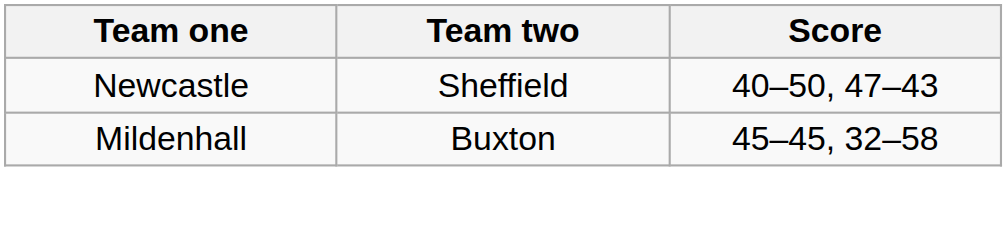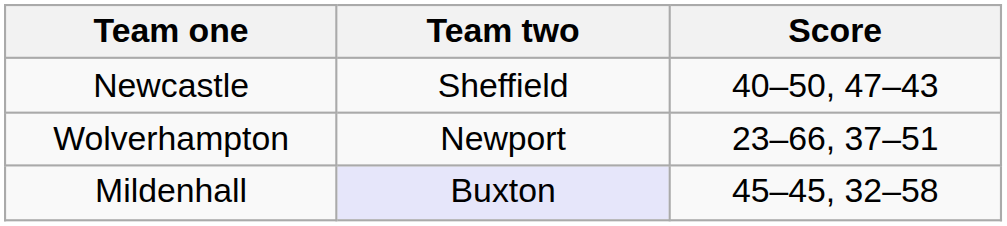+ row: (171, 138)
(503, 138) no background -> (503, 191) lavender background
